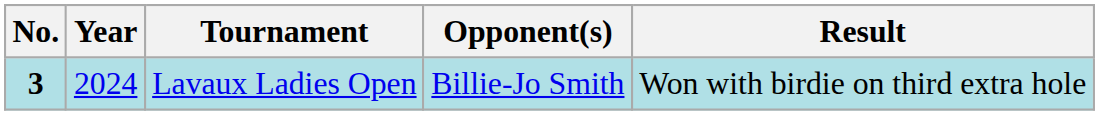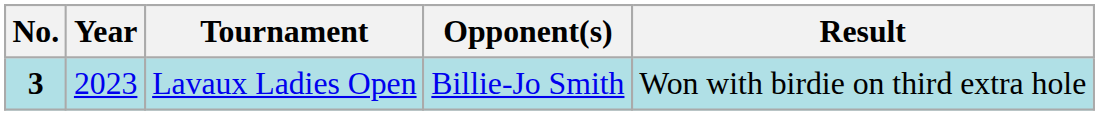(106, 83) 2024 -> (106, 83) 2023
